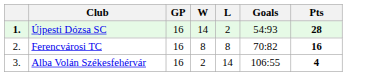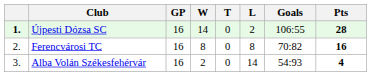+ column: (228, 12)
(265, 29) 54:93 -> (290, 29) 106:55
(265, 63) 106:55 -> (290, 63) 54:93
